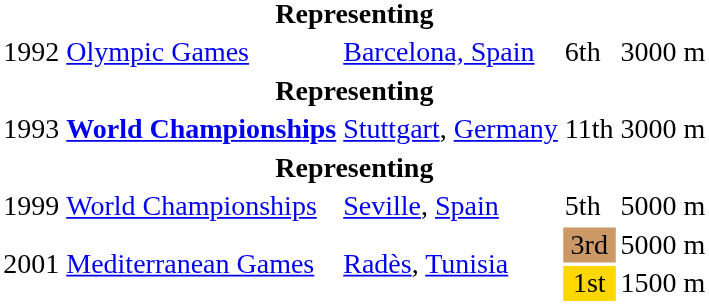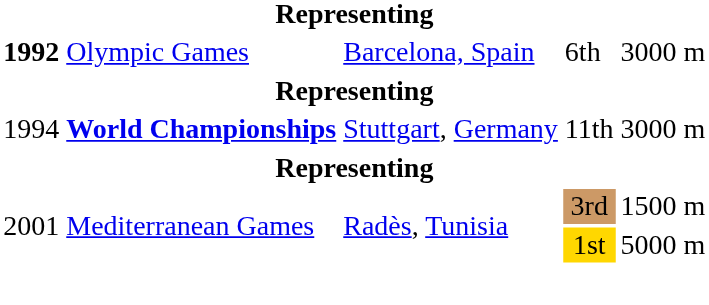(31, 52) normal -> (31, 52) bold
(31, 129) 1993 -> (31, 129) 1994
- row: (583, 206)
(663, 244) 5000 m -> (663, 206) 1500 m
(663, 283) 1500 m -> (663, 244) 5000 m
